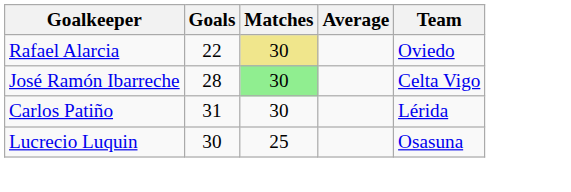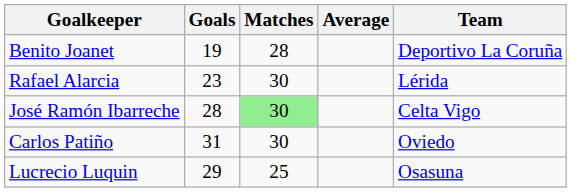+ row: (62, 50)
(212, 50) 22 -> (212, 80) 23
(279, 50) khaki background -> (279, 80) no background
(426, 50) Oviedo -> (423, 80) Lérida
(423, 111) Lérida -> (426, 141) Oviedo
(212, 141) 30 -> (212, 171) 29
